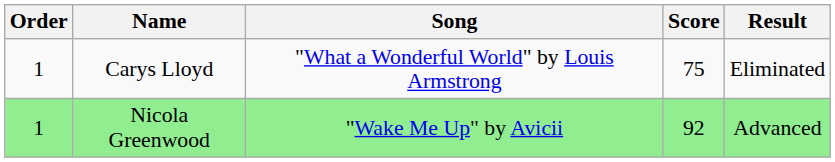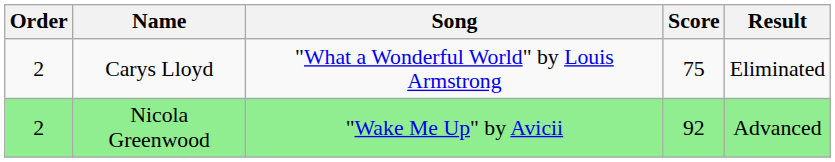(39, 68) 1 -> (39, 68) 2
(39, 127) 1 -> (39, 127) 2
